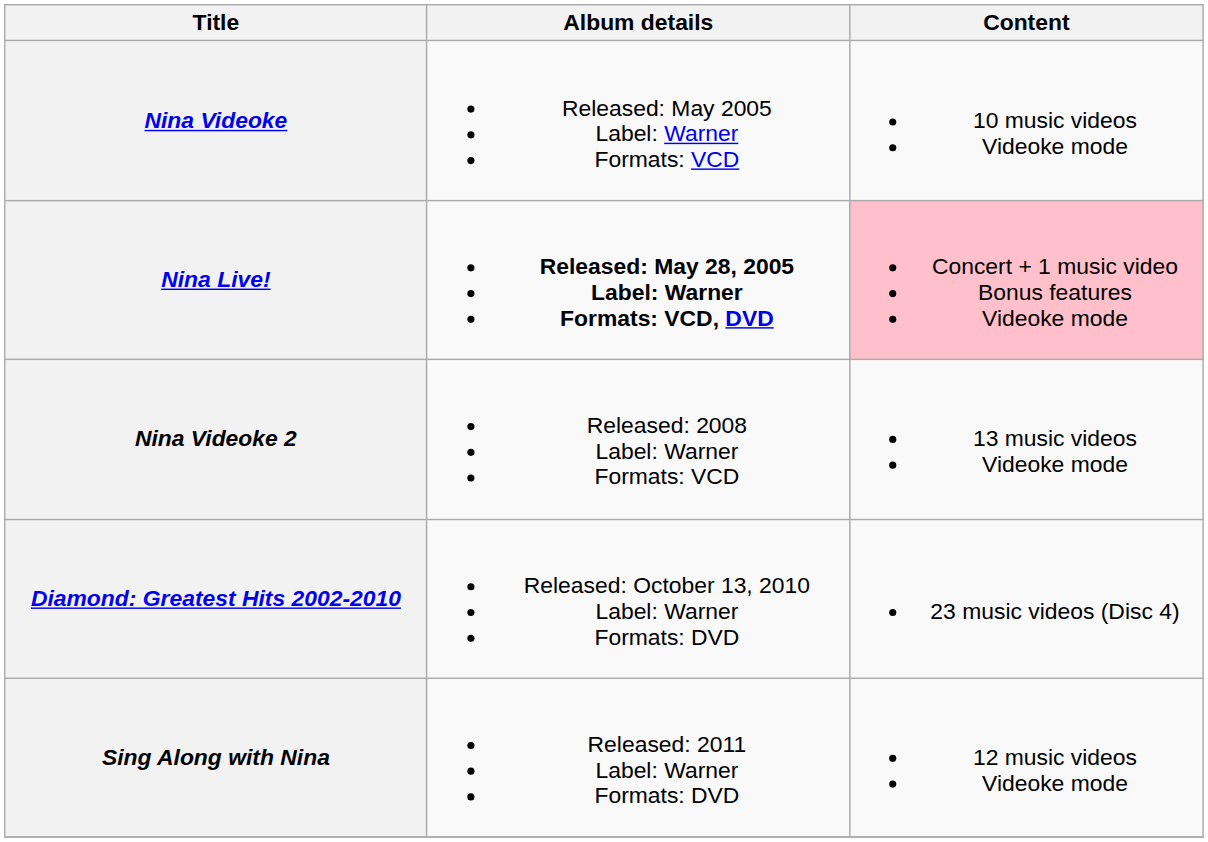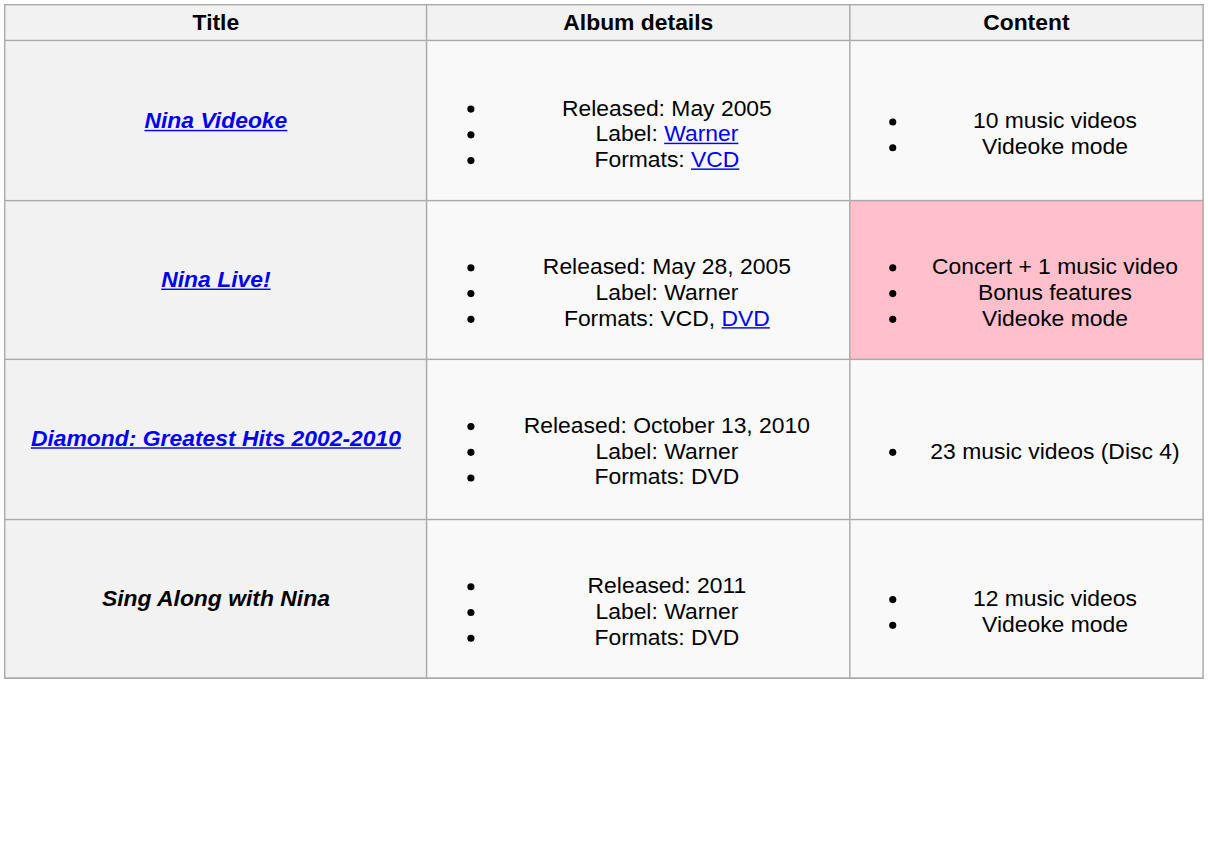(638, 293) bold -> (638, 293) normal
- row: (216, 438)
